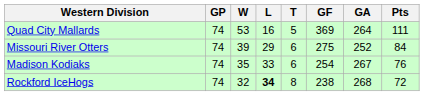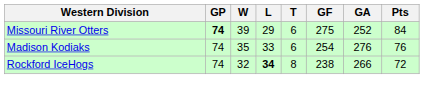- row: (53, 30)
(218, 47) normal -> (218, 30) bold
(363, 64) 267 -> (363, 47) 276
(363, 82) 268 -> (363, 64) 266
